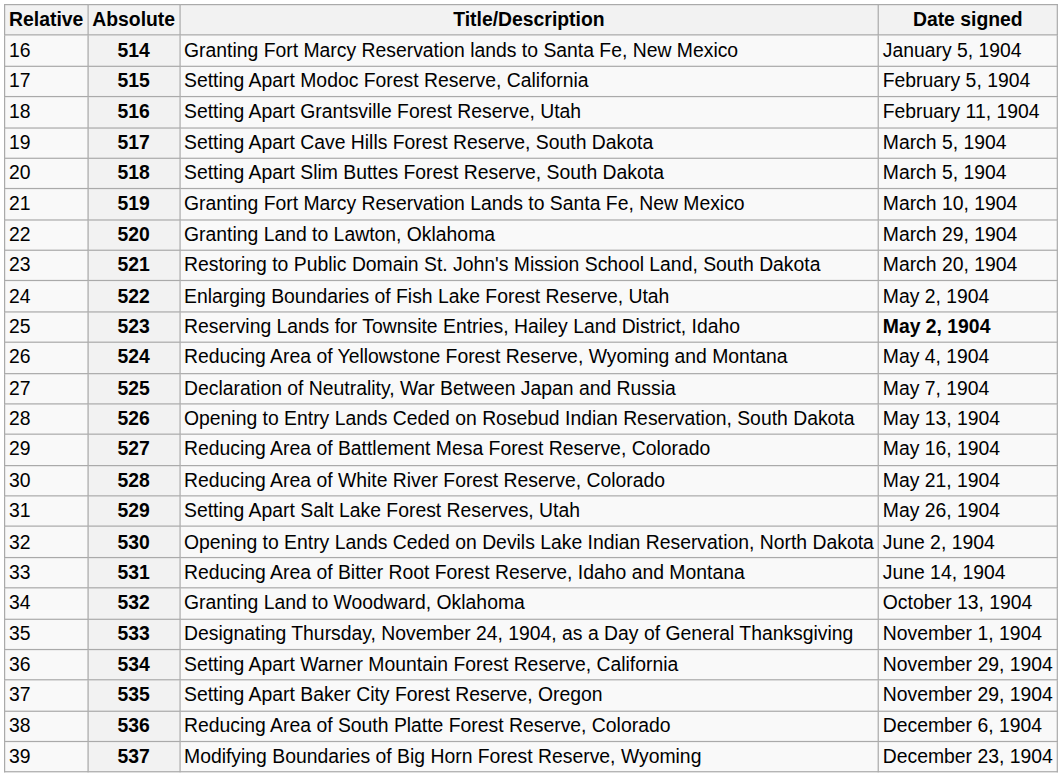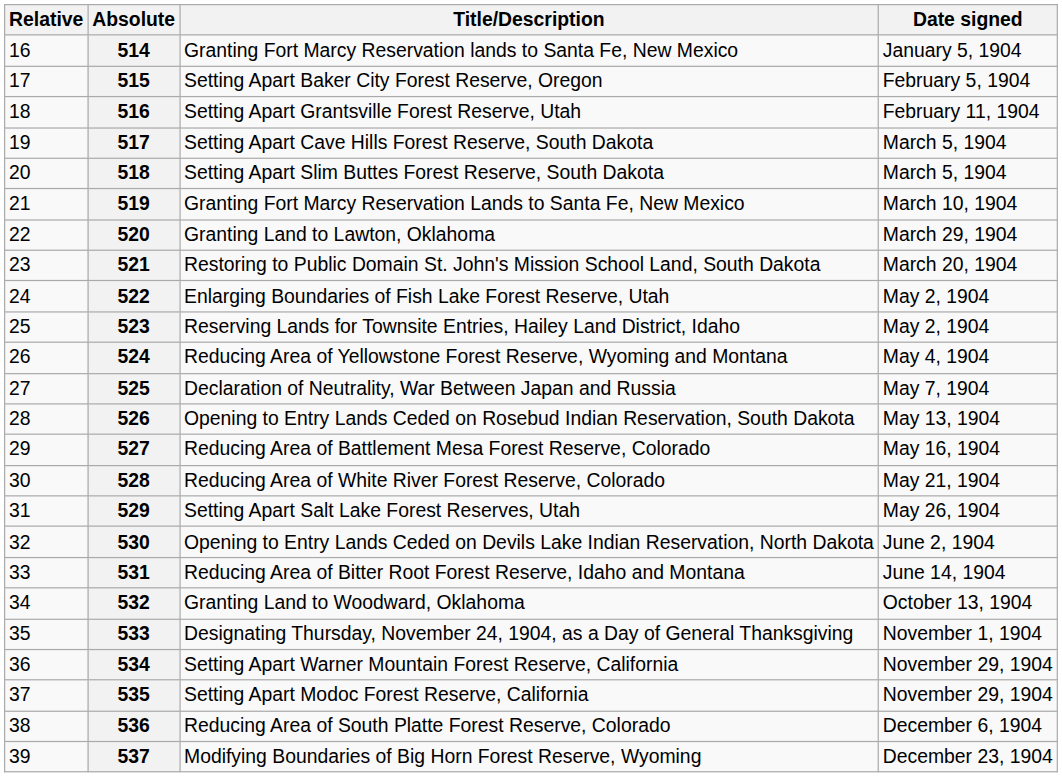(386, 81) Setting Apart Modoc Forest Reserve, California -> (393, 81) Setting Apart Baker City Forest Reserve, Oregon
(937, 326) bold -> (936, 326) normal
(393, 695) Setting Apart Baker City Forest Reserve, Oregon -> (386, 695) Setting Apart Modoc Forest Reserve, California
